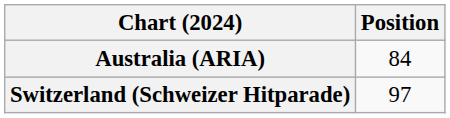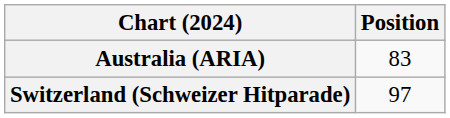(400, 58) 84 -> (400, 58) 83
